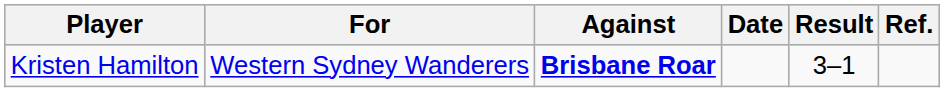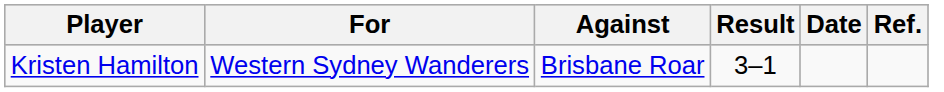columns swapped: (834, 24) <-> (755, 24)
(628, 65) bold -> (623, 65) normal
